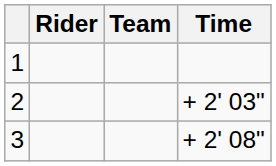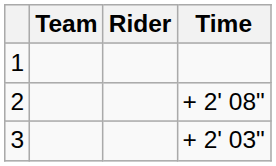columns swapped: (67, 23) <-> (140, 23)
(224, 101) + 2' 03" -> (224, 101) + 2' 08"
(224, 140) + 2' 08" -> (224, 140) + 2' 03"
